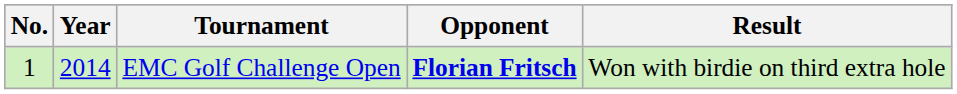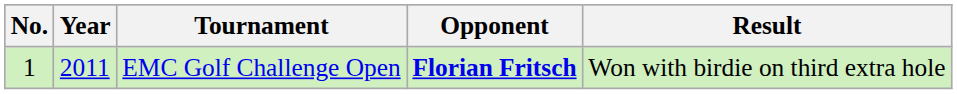(85, 67) 2014 -> (85, 67) 2011
